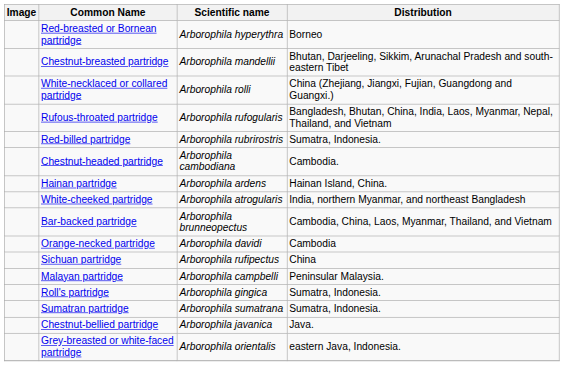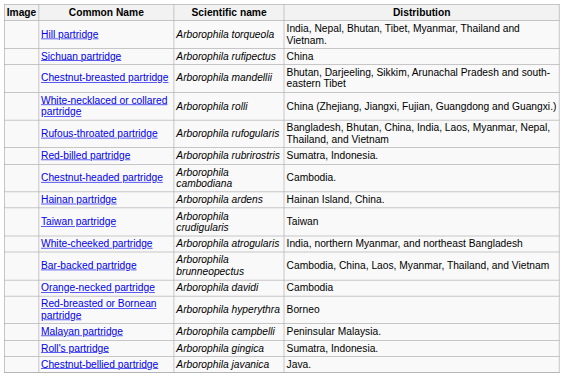+ row: (70, 34)
rows swapped: (81, 260) <-> (99, 34)
+ row: (79, 222)
- row: (85, 309)
- row: (107, 347)
